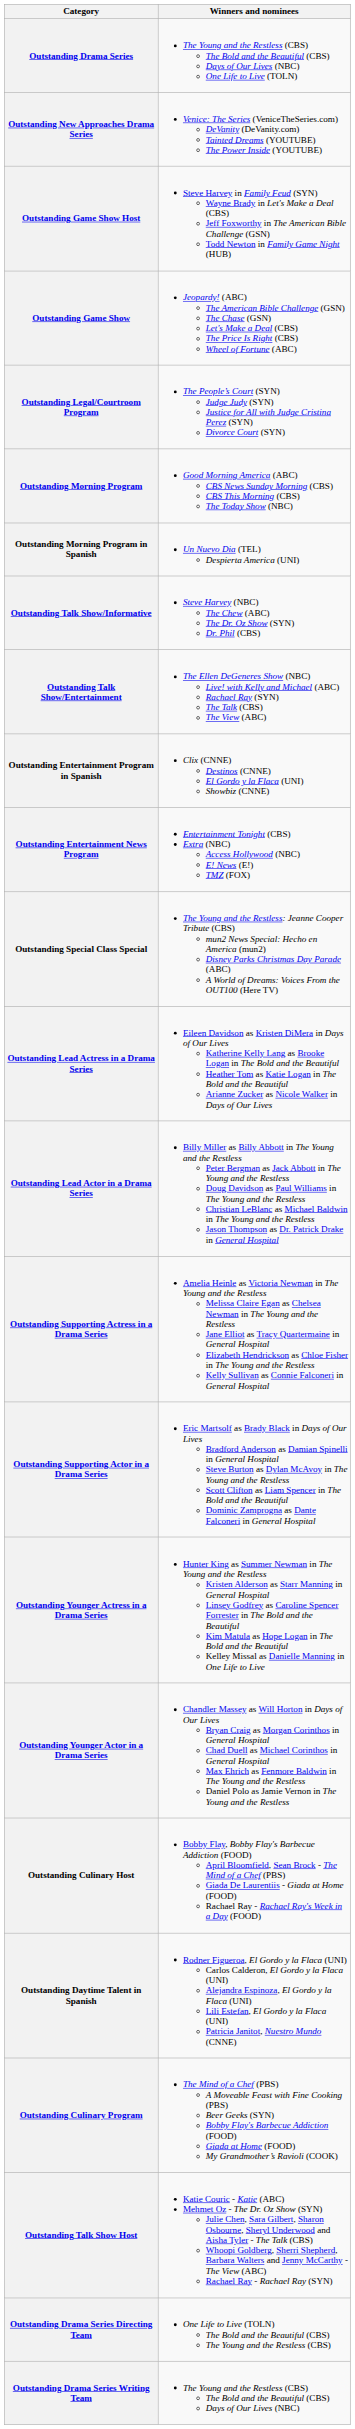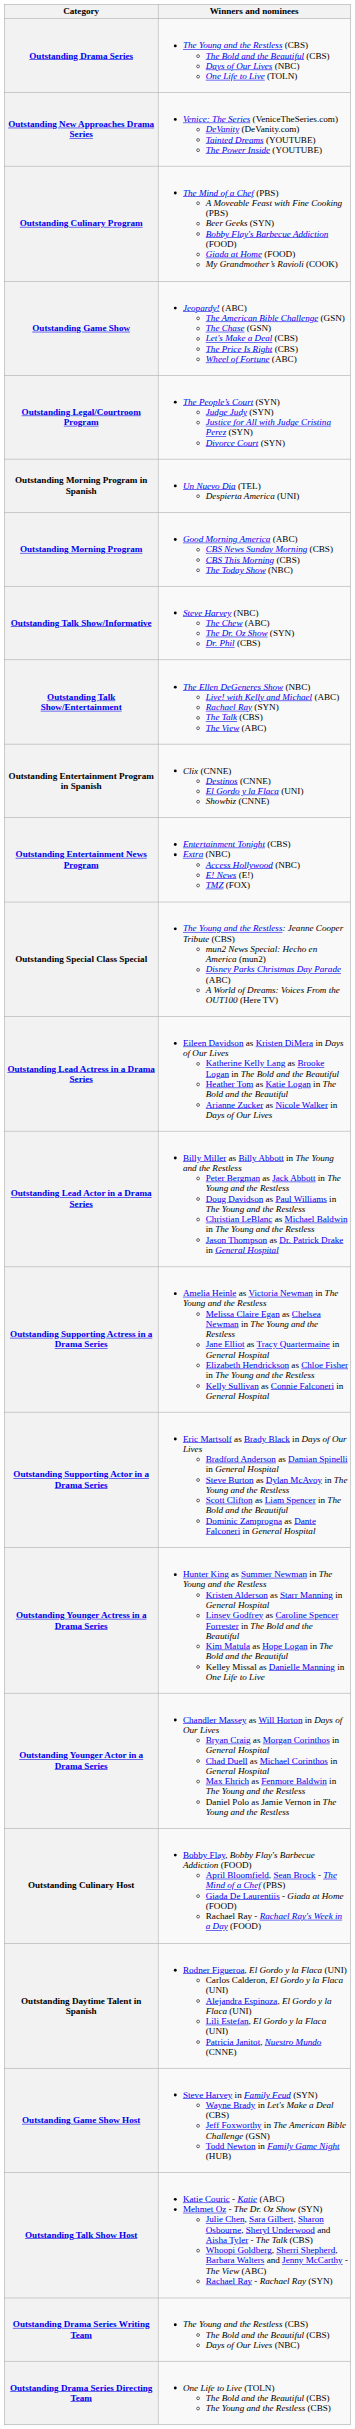rows swapped: (81, 2115) <-> (81, 218)
rows swapped: (81, 486) <-> (81, 549)
rows swapped: (81, 2393) <-> (81, 2329)
